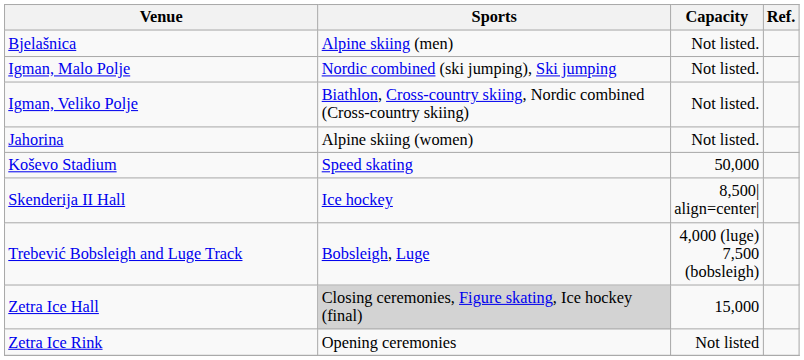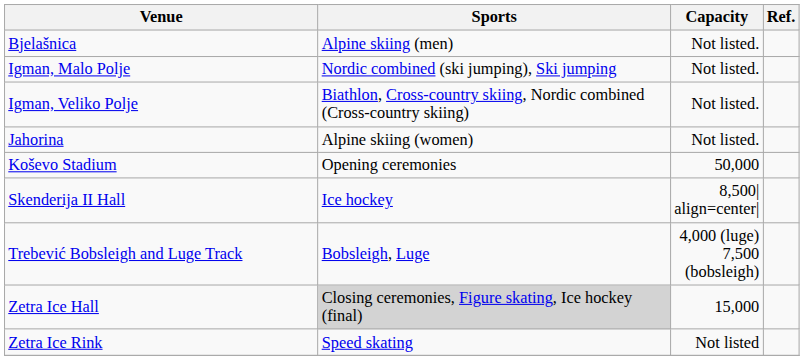(367, 165) Speed skating -> (389, 165) Opening ceremonies
(389, 342) Opening ceremonies -> (367, 342) Speed skating
